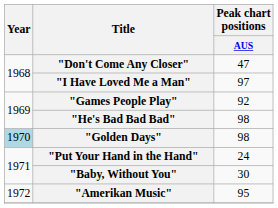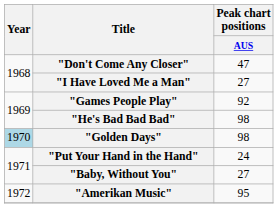(243, 82) 97 -> (243, 82) 27
(243, 175) 30 -> (243, 175) 27
